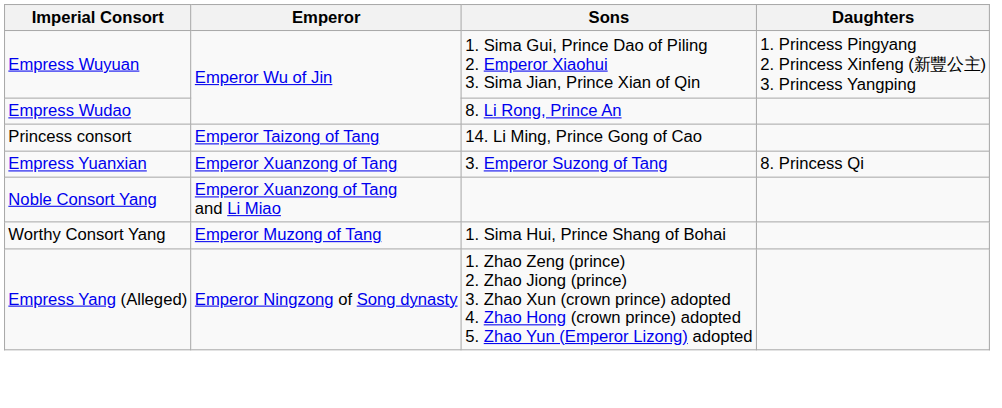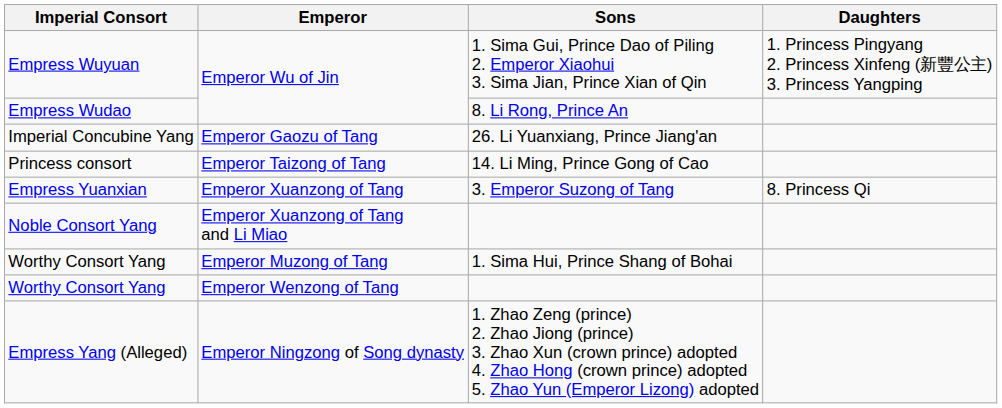+ row: (101, 137)
+ row: (87, 288)
